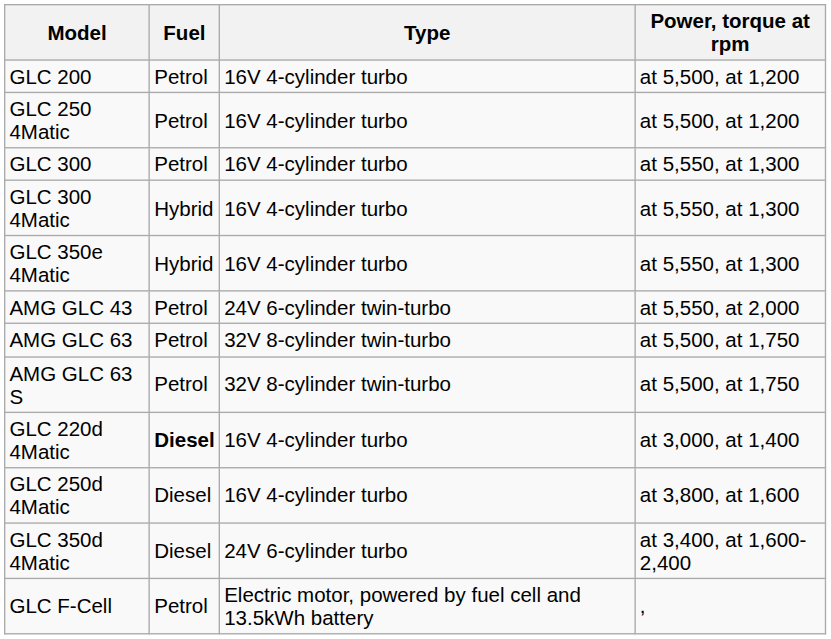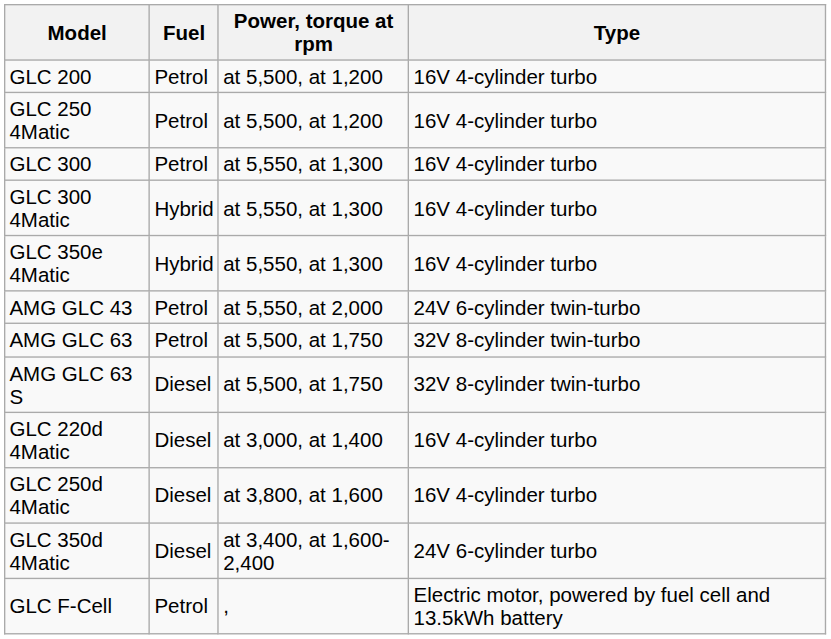columns swapped: (427, 33) <-> (730, 33)
(181, 384) Petrol -> (183, 384) Diesel
(184, 440) bold -> (183, 440) normal
